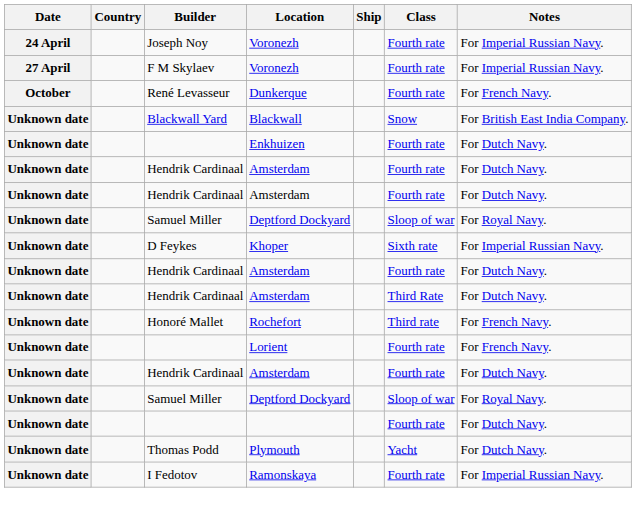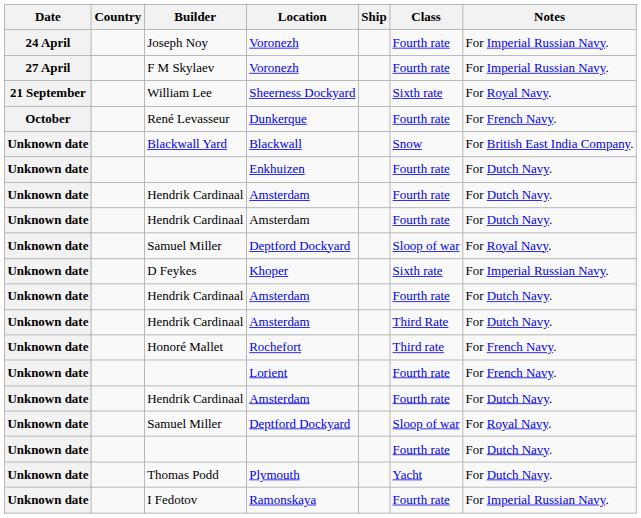+ row: (179, 93)
